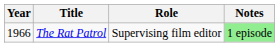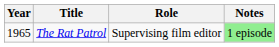(19, 32) 1966 -> (19, 32) 1965
